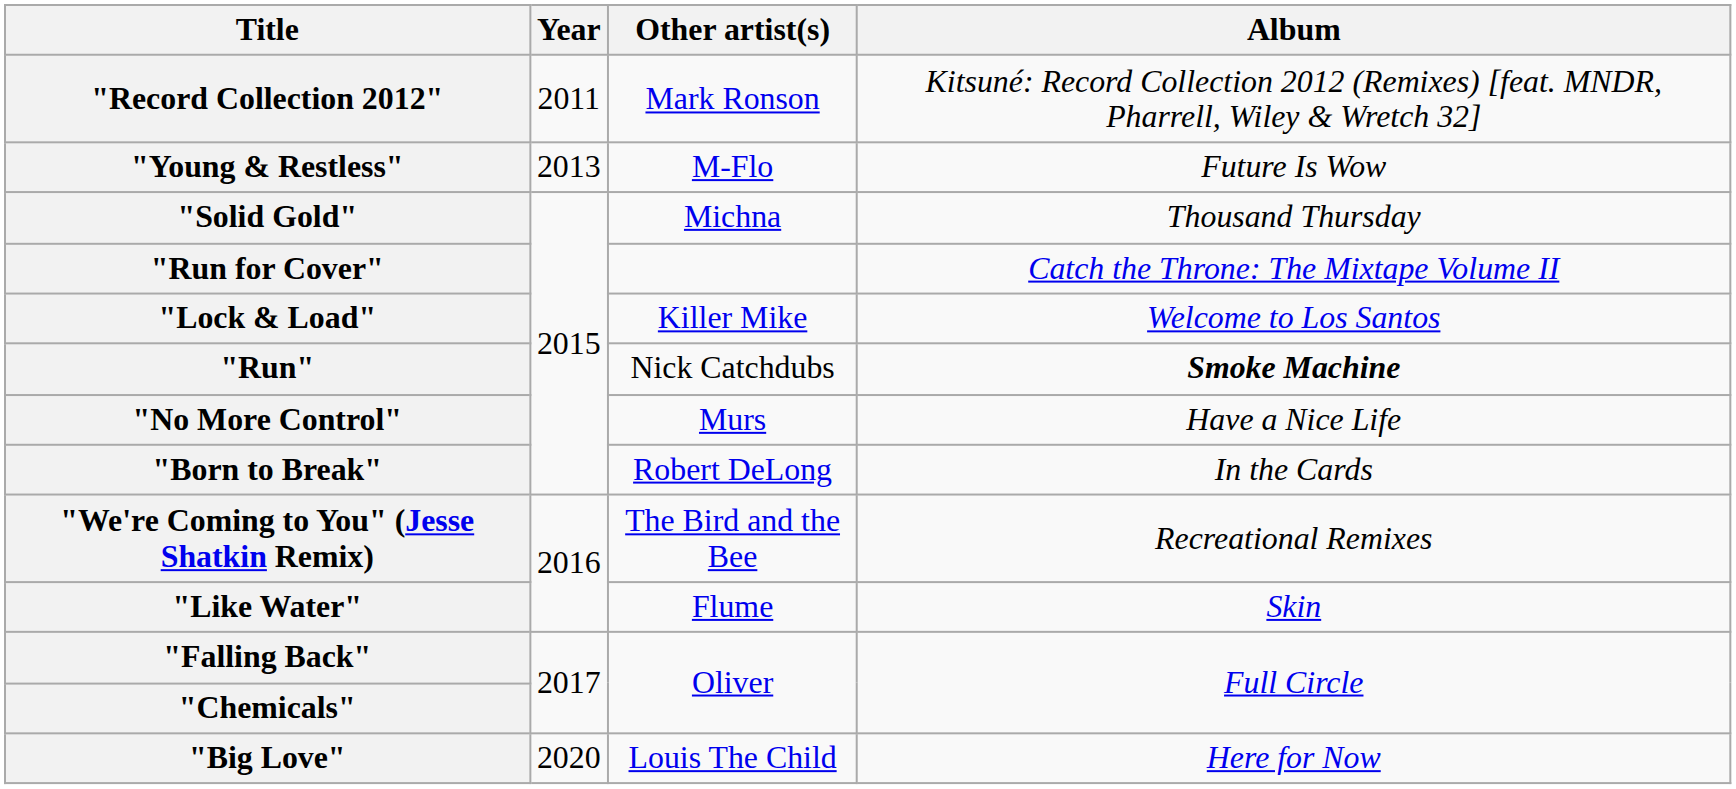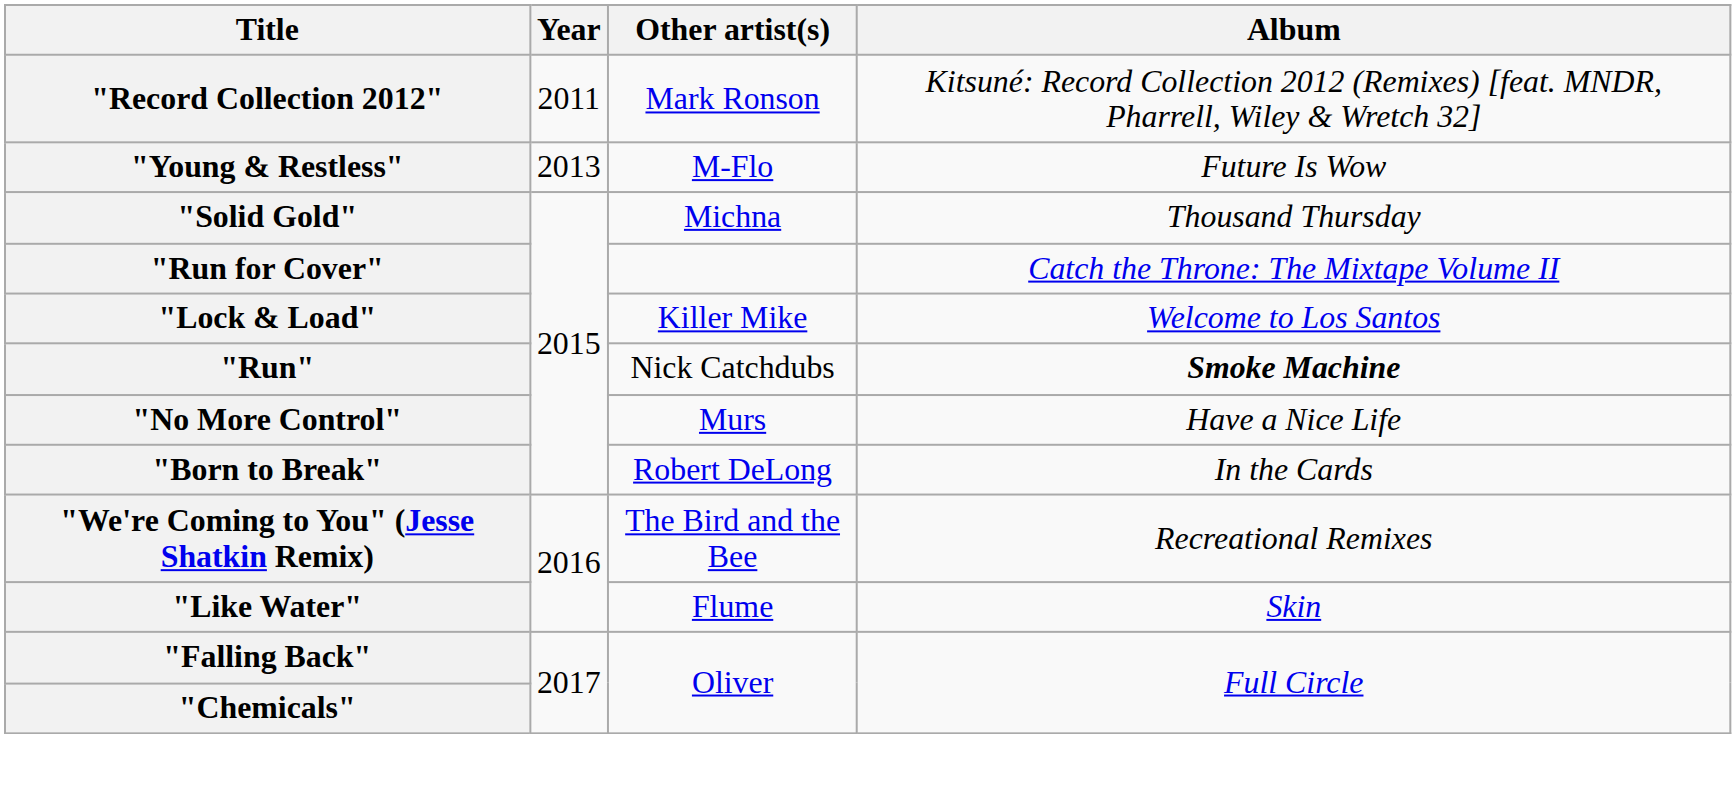- row: (267, 757)
